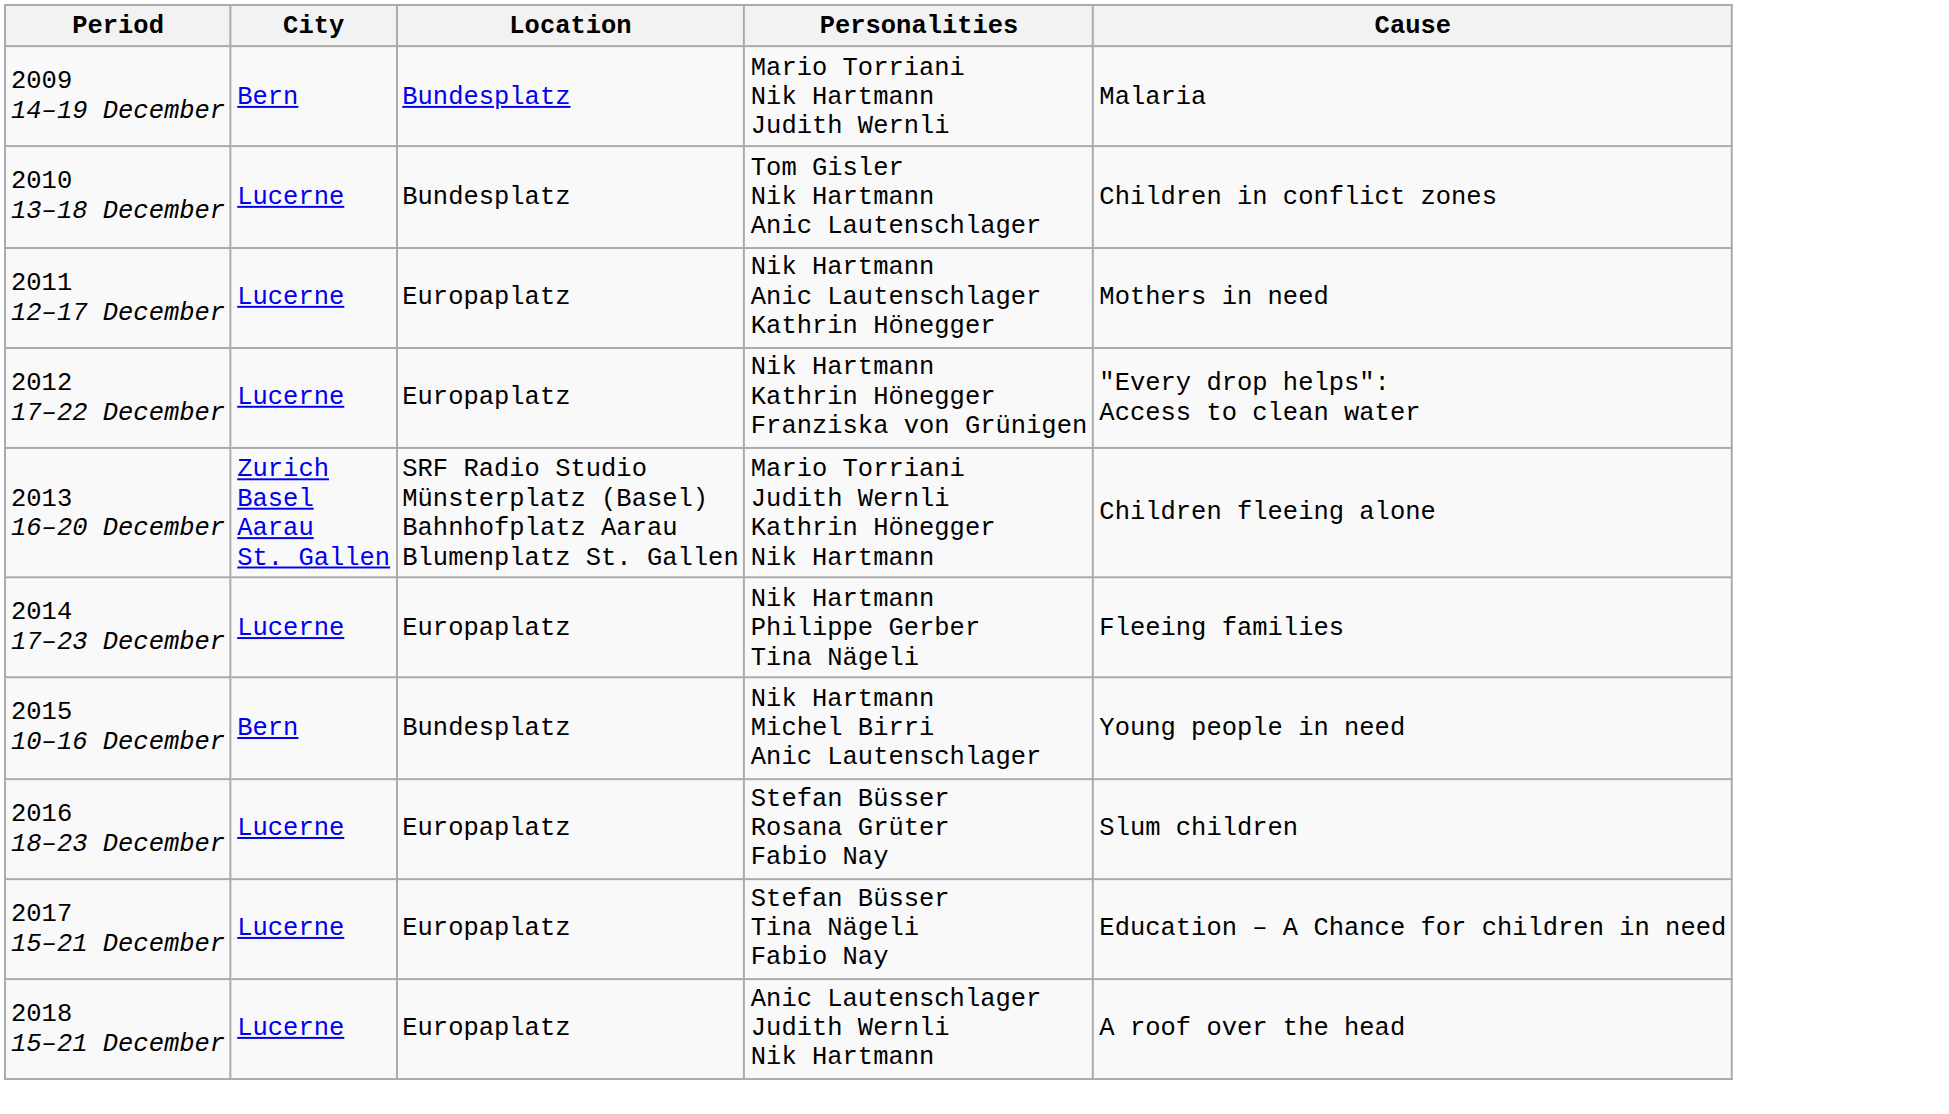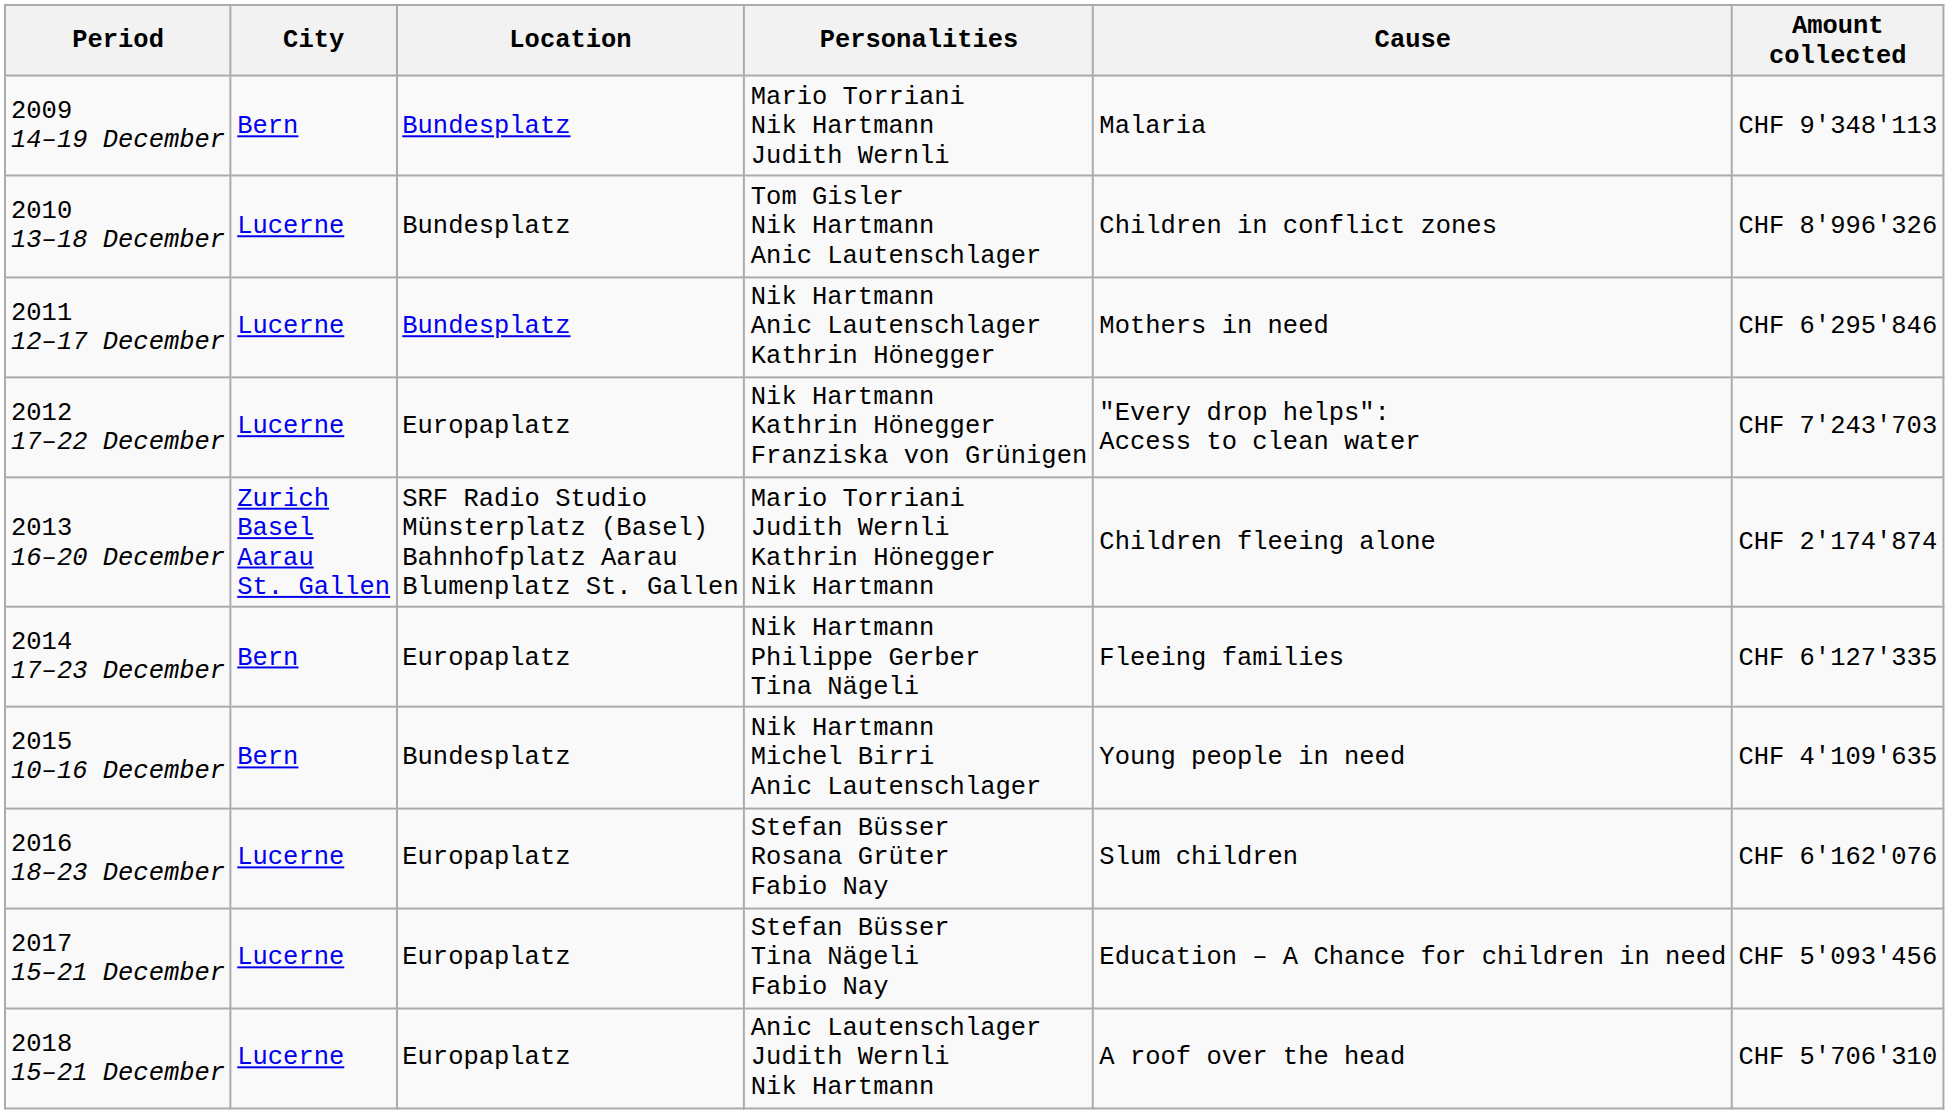+ column: (1838, 40)
(486, 297) Europaplatz -> (486, 327) Bundesplatz
(291, 628) Lucerne -> (268, 657) Bern
